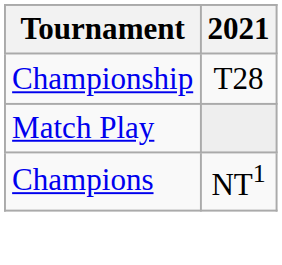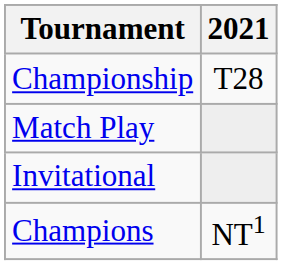+ row: (84, 176)
